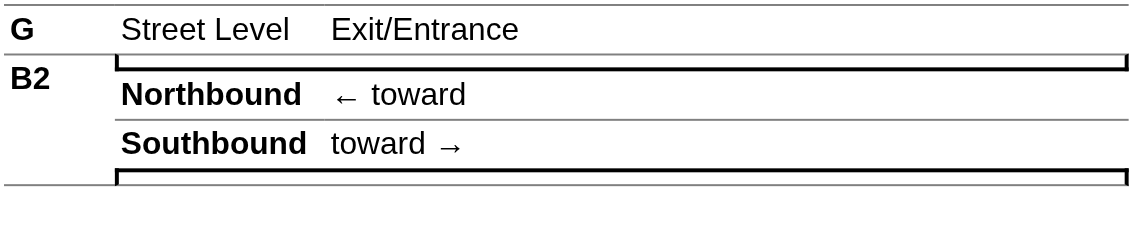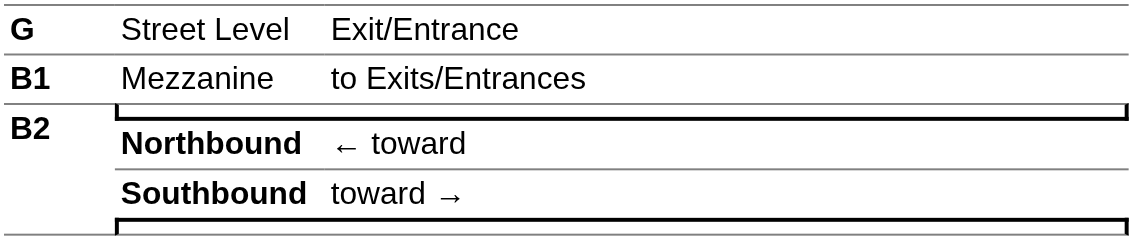+ row: (197, 78)
